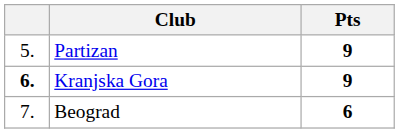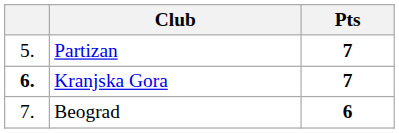(348, 50) 9 -> (348, 50) 7
(348, 81) 9 -> (348, 81) 7
